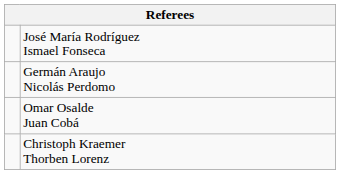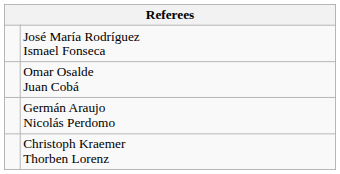rows swapped: (58, 115) <-> (69, 79)
